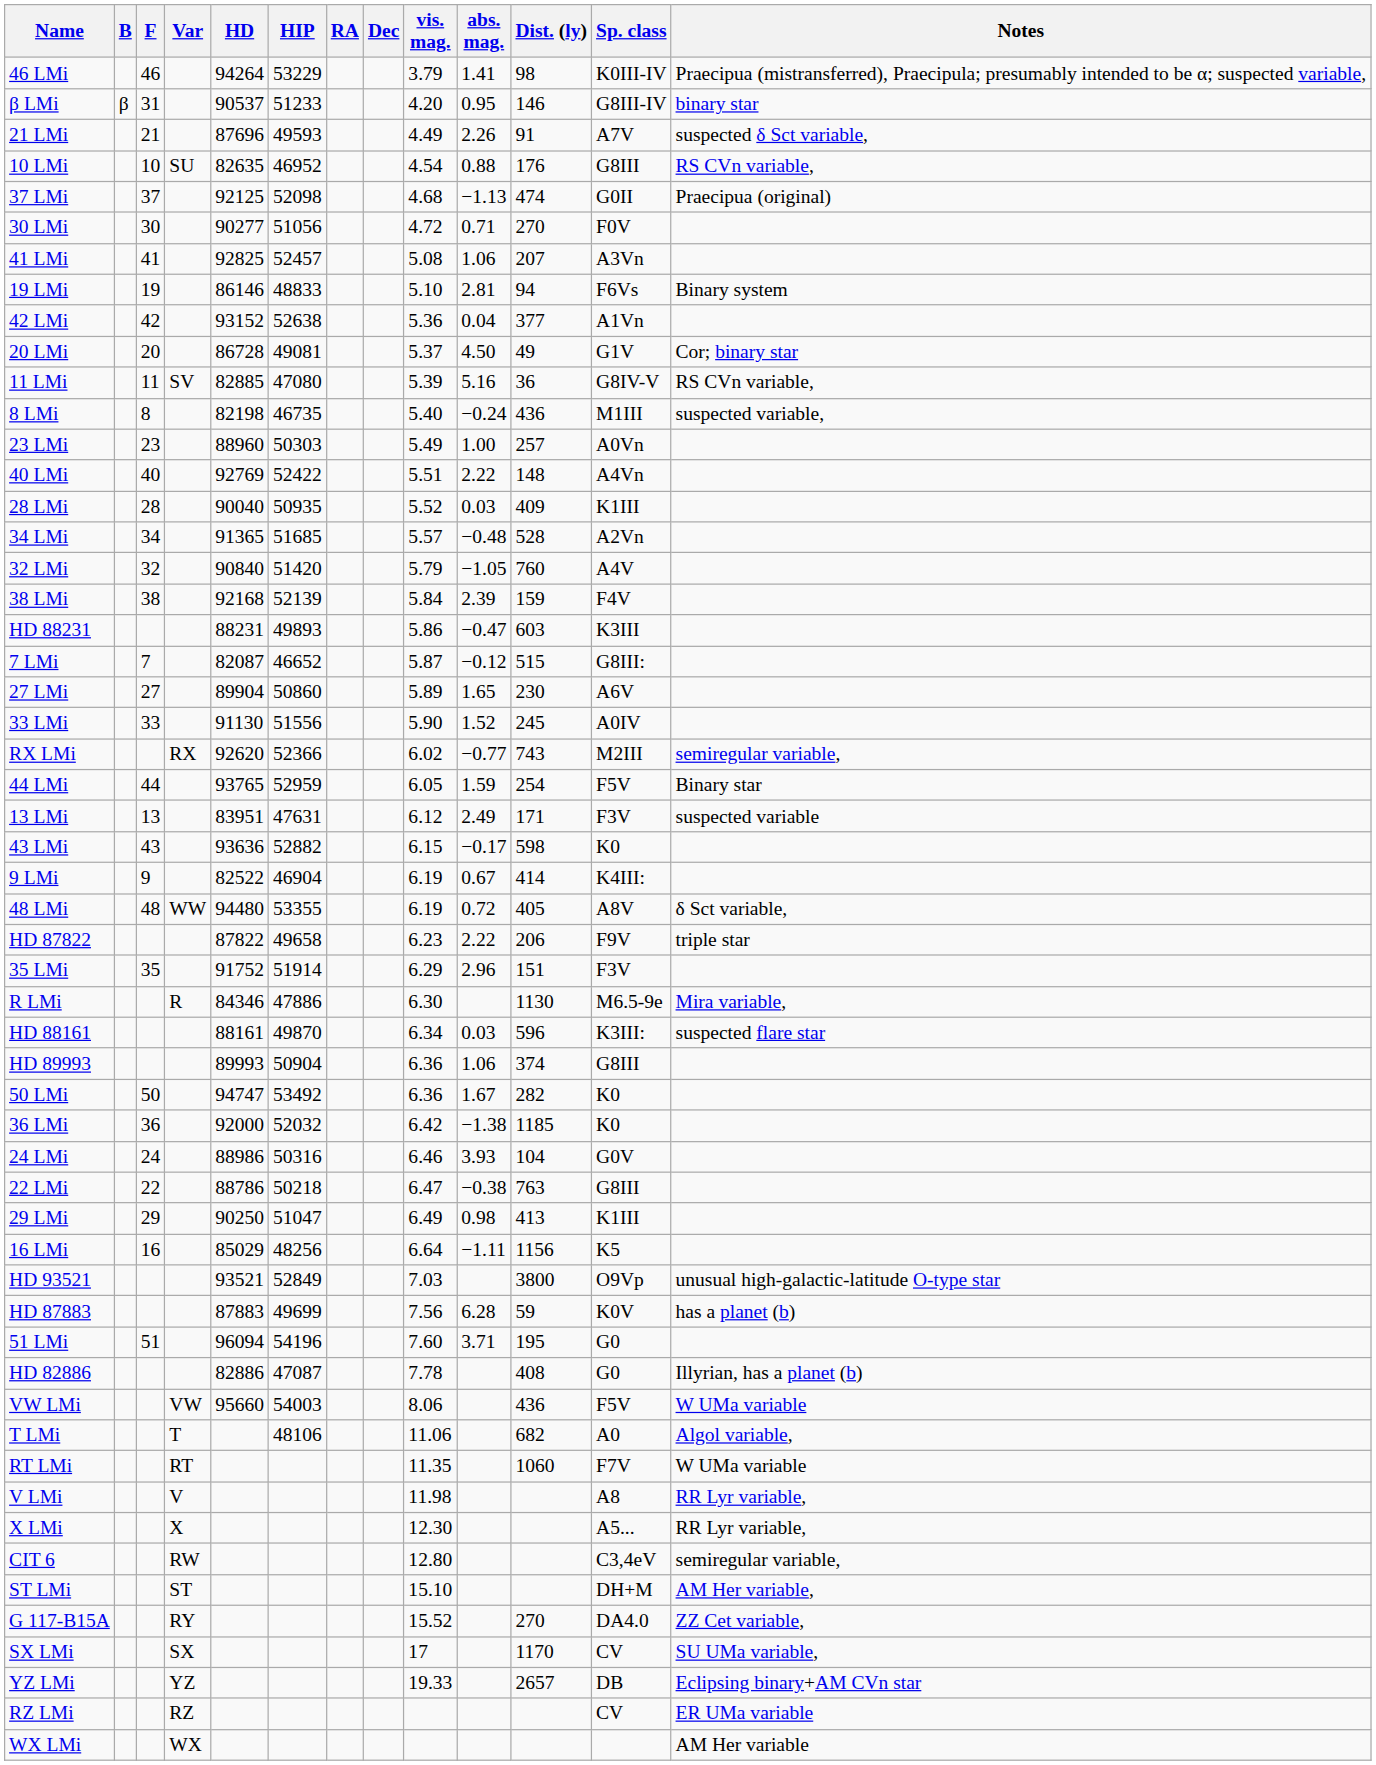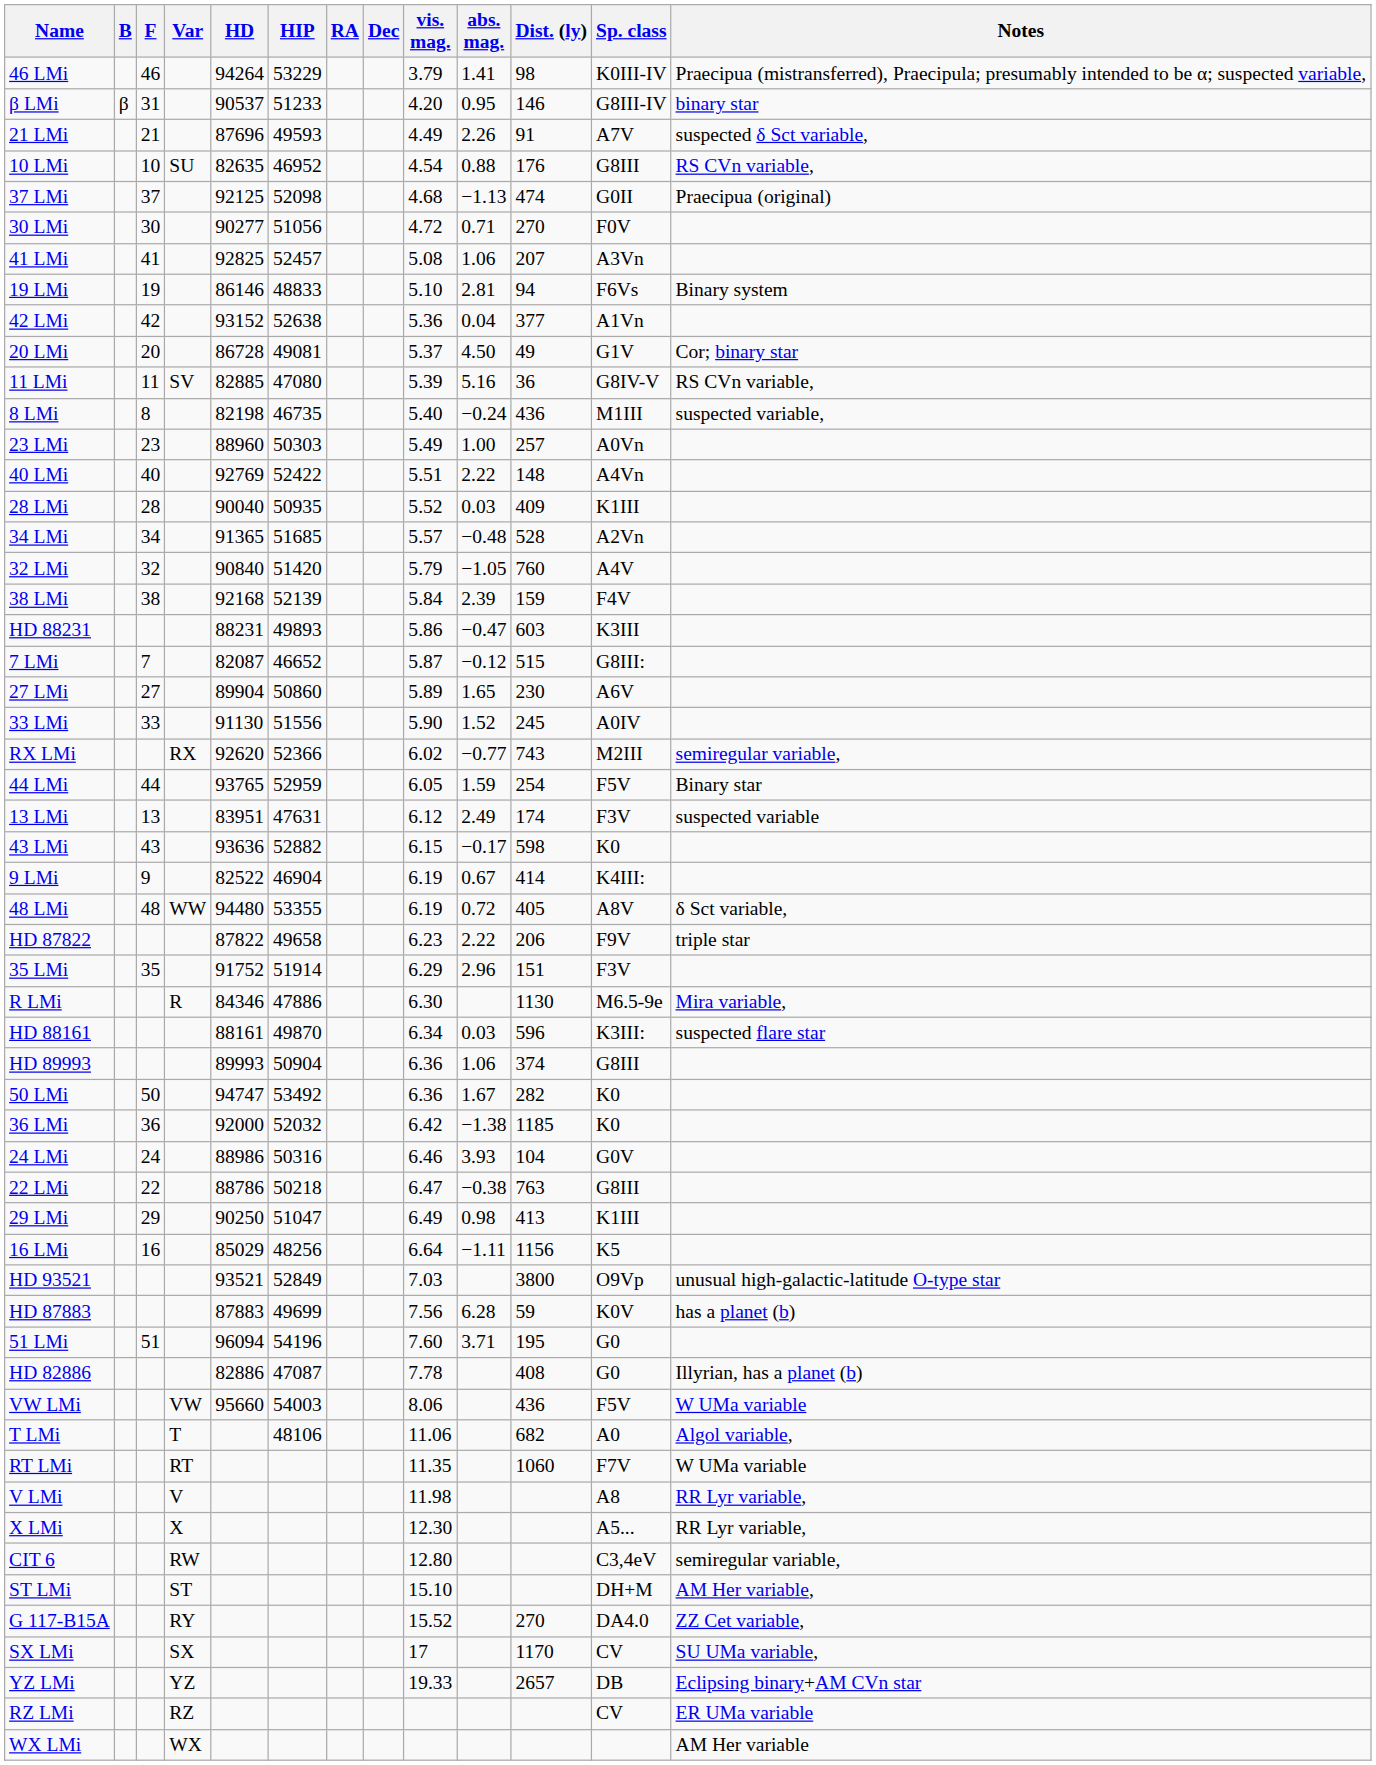(530, 815) 171 -> (530, 815) 174
